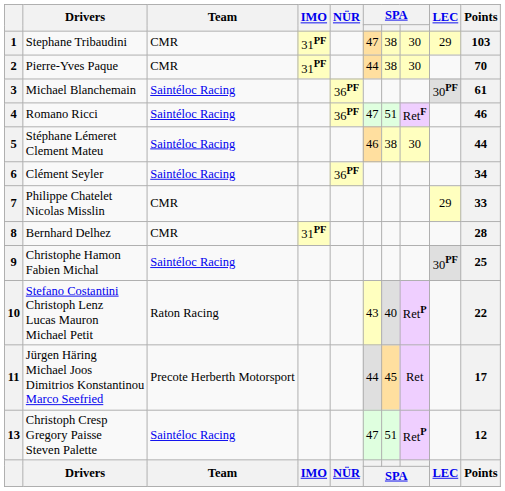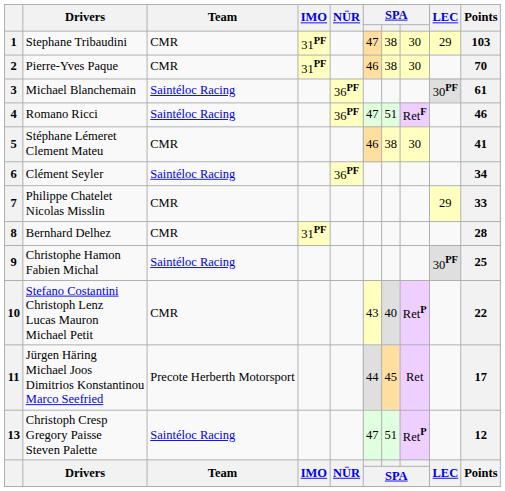(372, 66) 44 -> (372, 66) 46
(193, 143) Saintéloc Racing -> (164, 143) CMR
(481, 143) 44 -> (481, 143) 41
(184, 312) Raton Racing -> (164, 312) CMR
